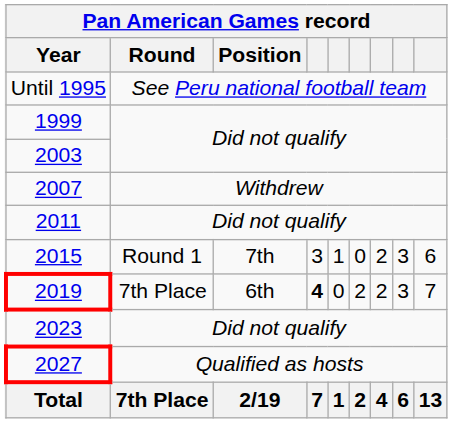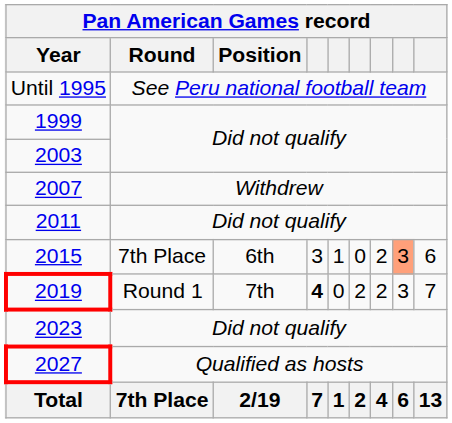(162, 256) Round 1 -> (162, 256) 7th Place
(260, 256) 7th -> (260, 256) 6th
(403, 256) no background -> (403, 256) lightsalmon background
(163, 291) 7th Place -> (163, 291) Round 1
(260, 291) 6th -> (260, 291) 7th
